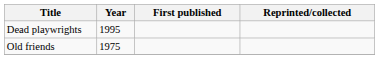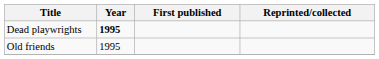(110, 29) normal -> (110, 29) bold
(110, 46) 1975 -> (110, 46) 1995
